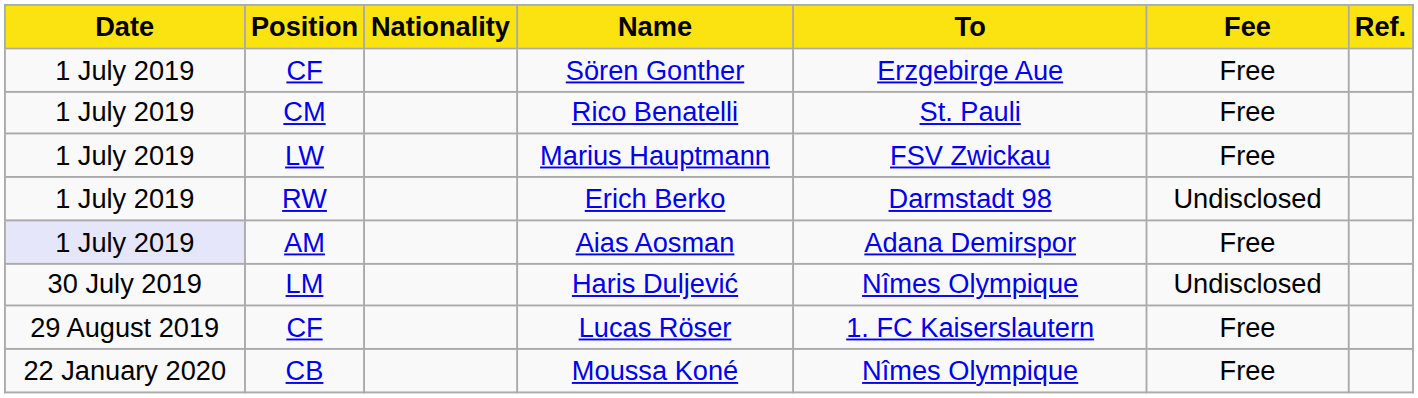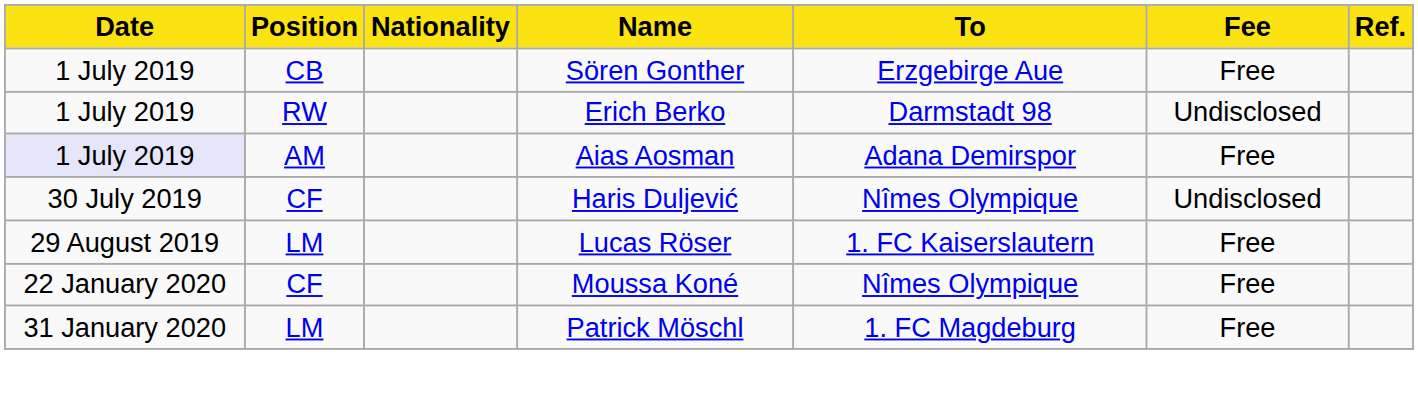(305, 70) CF -> (305, 70) CB
- row: (655, 113)
- row: (655, 156)
(305, 285) LM -> (305, 199) CF
(305, 328) CF -> (305, 242) LM
(305, 371) CB -> (305, 285) CF
+ row: (655, 328)
